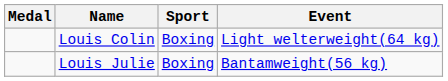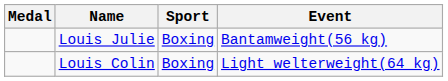rows swapped: (107, 64) <-> (107, 40)
